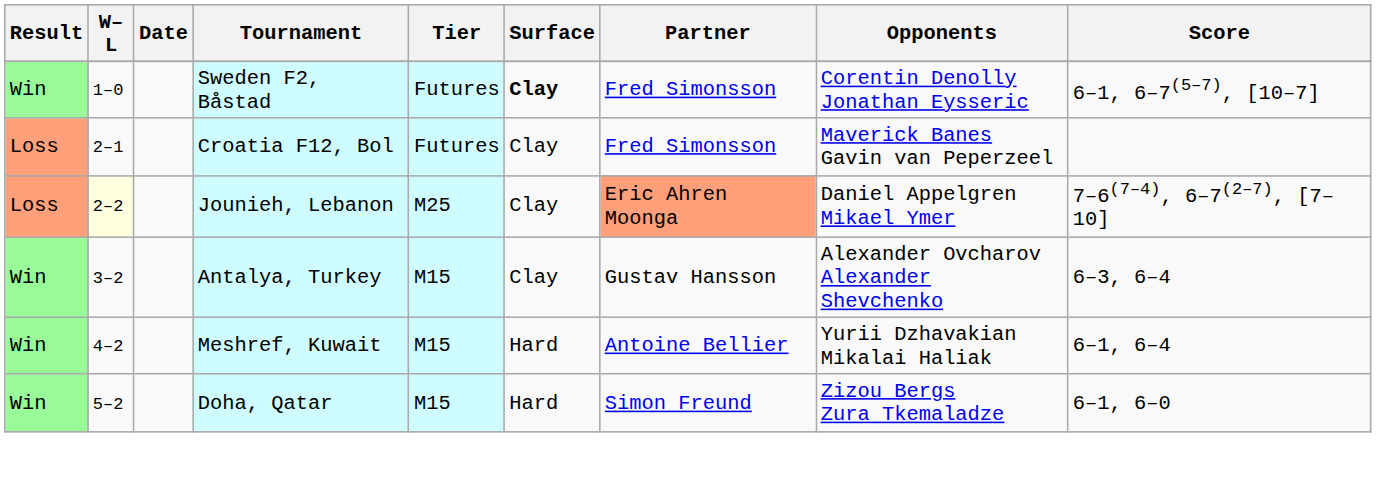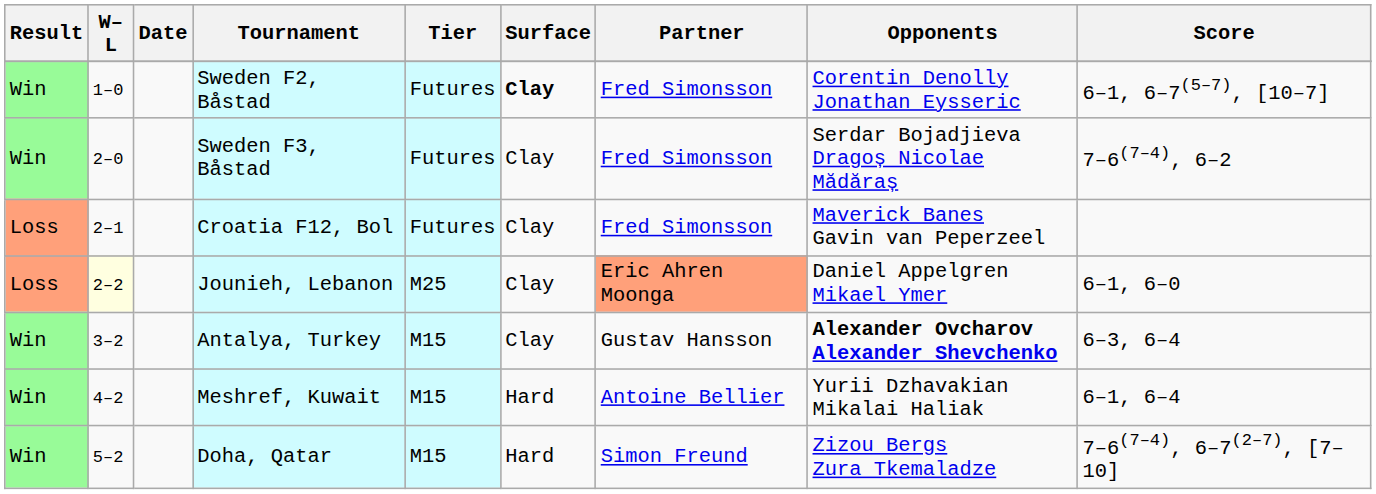+ row: (258, 159)
(1203, 206) 7–6(7–4), 6–7(2–7), [7–10] -> (1132, 284) 6–1, 6–0
(931, 277) normal -> (935, 341) bold
(1122, 403) 6–1, 6–0 -> (1213, 457) 7–6(7–4), 6–7(2–7), [7–10]
